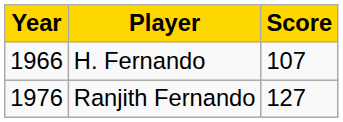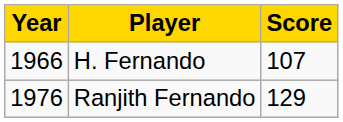(286, 98) 127 -> (286, 98) 129
